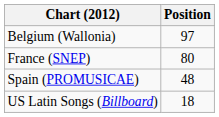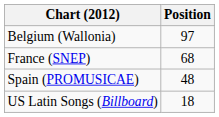(187, 58) 80 -> (187, 58) 68
